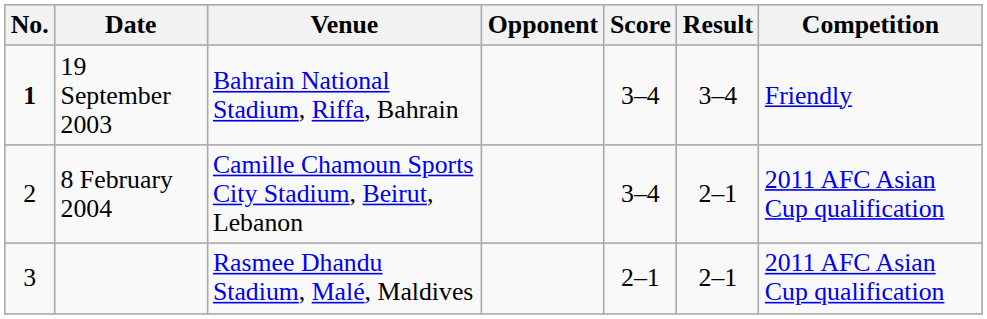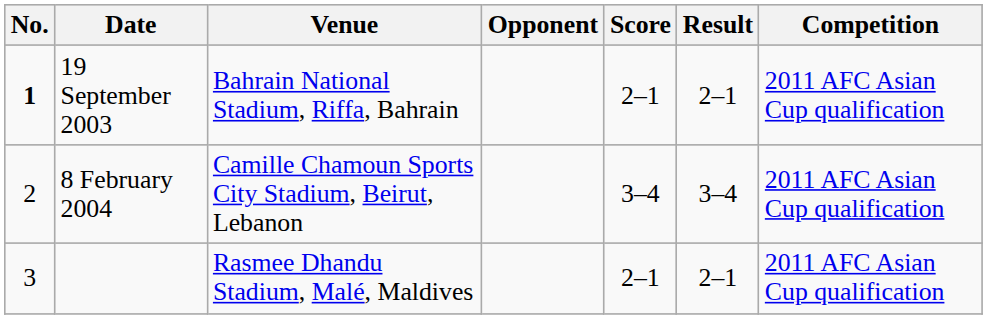(640, 94) 3–4 -> (640, 94) 2–1
(718, 94) 3–4 -> (718, 94) 2–1
(808, 94) Friendly -> (855, 94) 2011 AFC Asian Cup qualification
(718, 193) 2–1 -> (718, 193) 3–4
